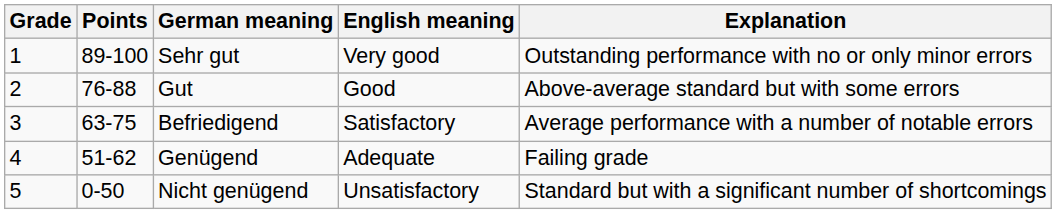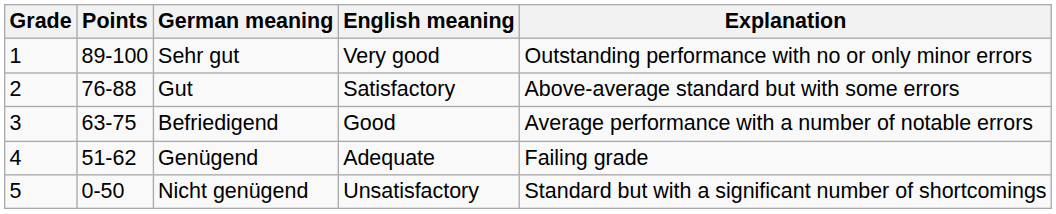(369, 89) Good -> (399, 89) Satisfactory
(399, 123) Satisfactory -> (369, 123) Good
